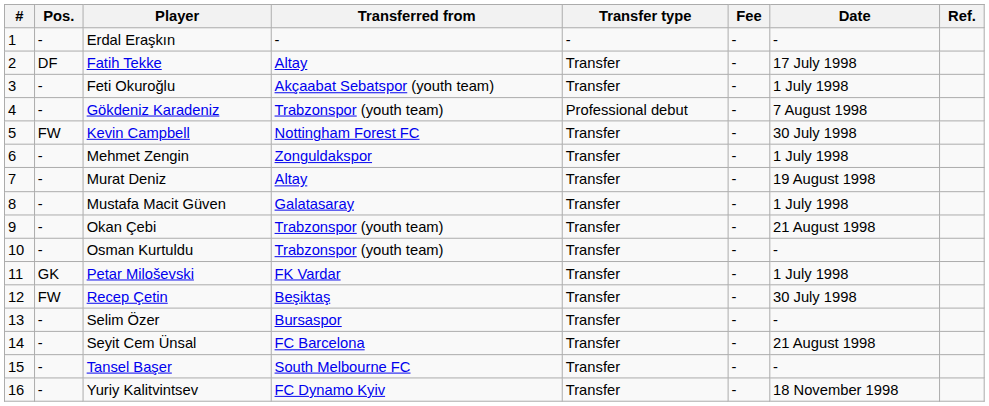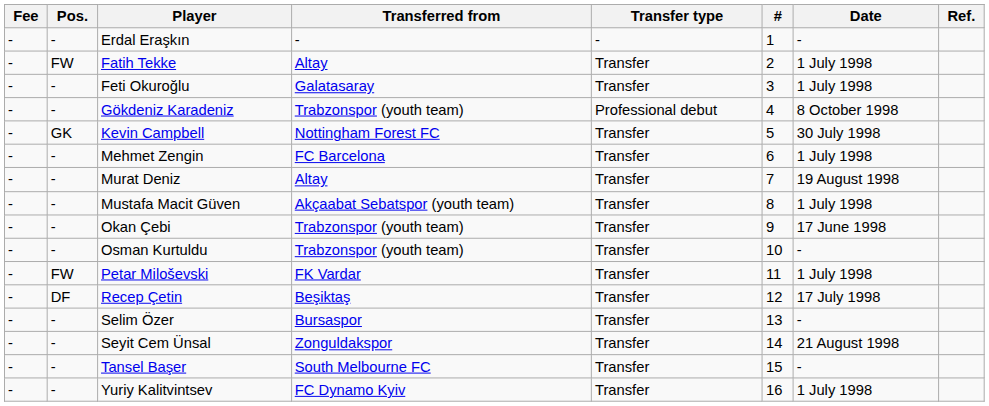columns swapped: (19, 16) <-> (749, 16)
(48, 63) DF -> (62, 63) FW
(815, 63) 17 July 1998 -> (834, 63) 1 July 1998
(384, 86) Akçaabat Sebatspor (youth team) -> (334, 86) Galatasaray
(820, 110) 7 August 1998 -> (848, 110) 8 October 1998
(49, 133) FW -> (61, 133) GK
(323, 156) Zonguldakspor -> (340, 156) FC Barcelona
(314, 203) Galatasaray -> (404, 203) Akçaabat Sebatspor (youth team)
(824, 226) 21 August 1998 -> (841, 226) 17 June 1998
(48, 273) GK -> (62, 273) FW
(49, 296) FW -> (60, 296) DF
(815, 296) 30 July 1998 -> (839, 296) 17 July 1998
(320, 343) FC Barcelona -> (343, 343) Zonguldakspor
(836, 390) 18 November 1998 -> (834, 390) 1 July 1998
